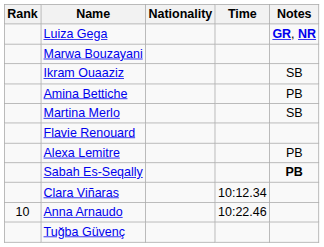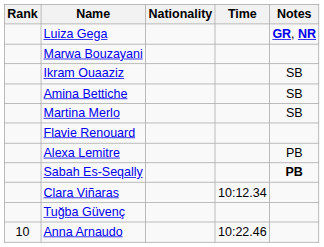(294, 93) PB -> (294, 93) SB
rows swapped: (83, 212) <-> (84, 232)
